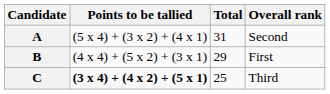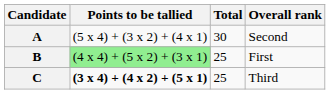(220, 36) 31 -> (220, 36) 30
(140, 57) no background -> (140, 57) lightgreen background
(220, 57) 29 -> (220, 57) 25
